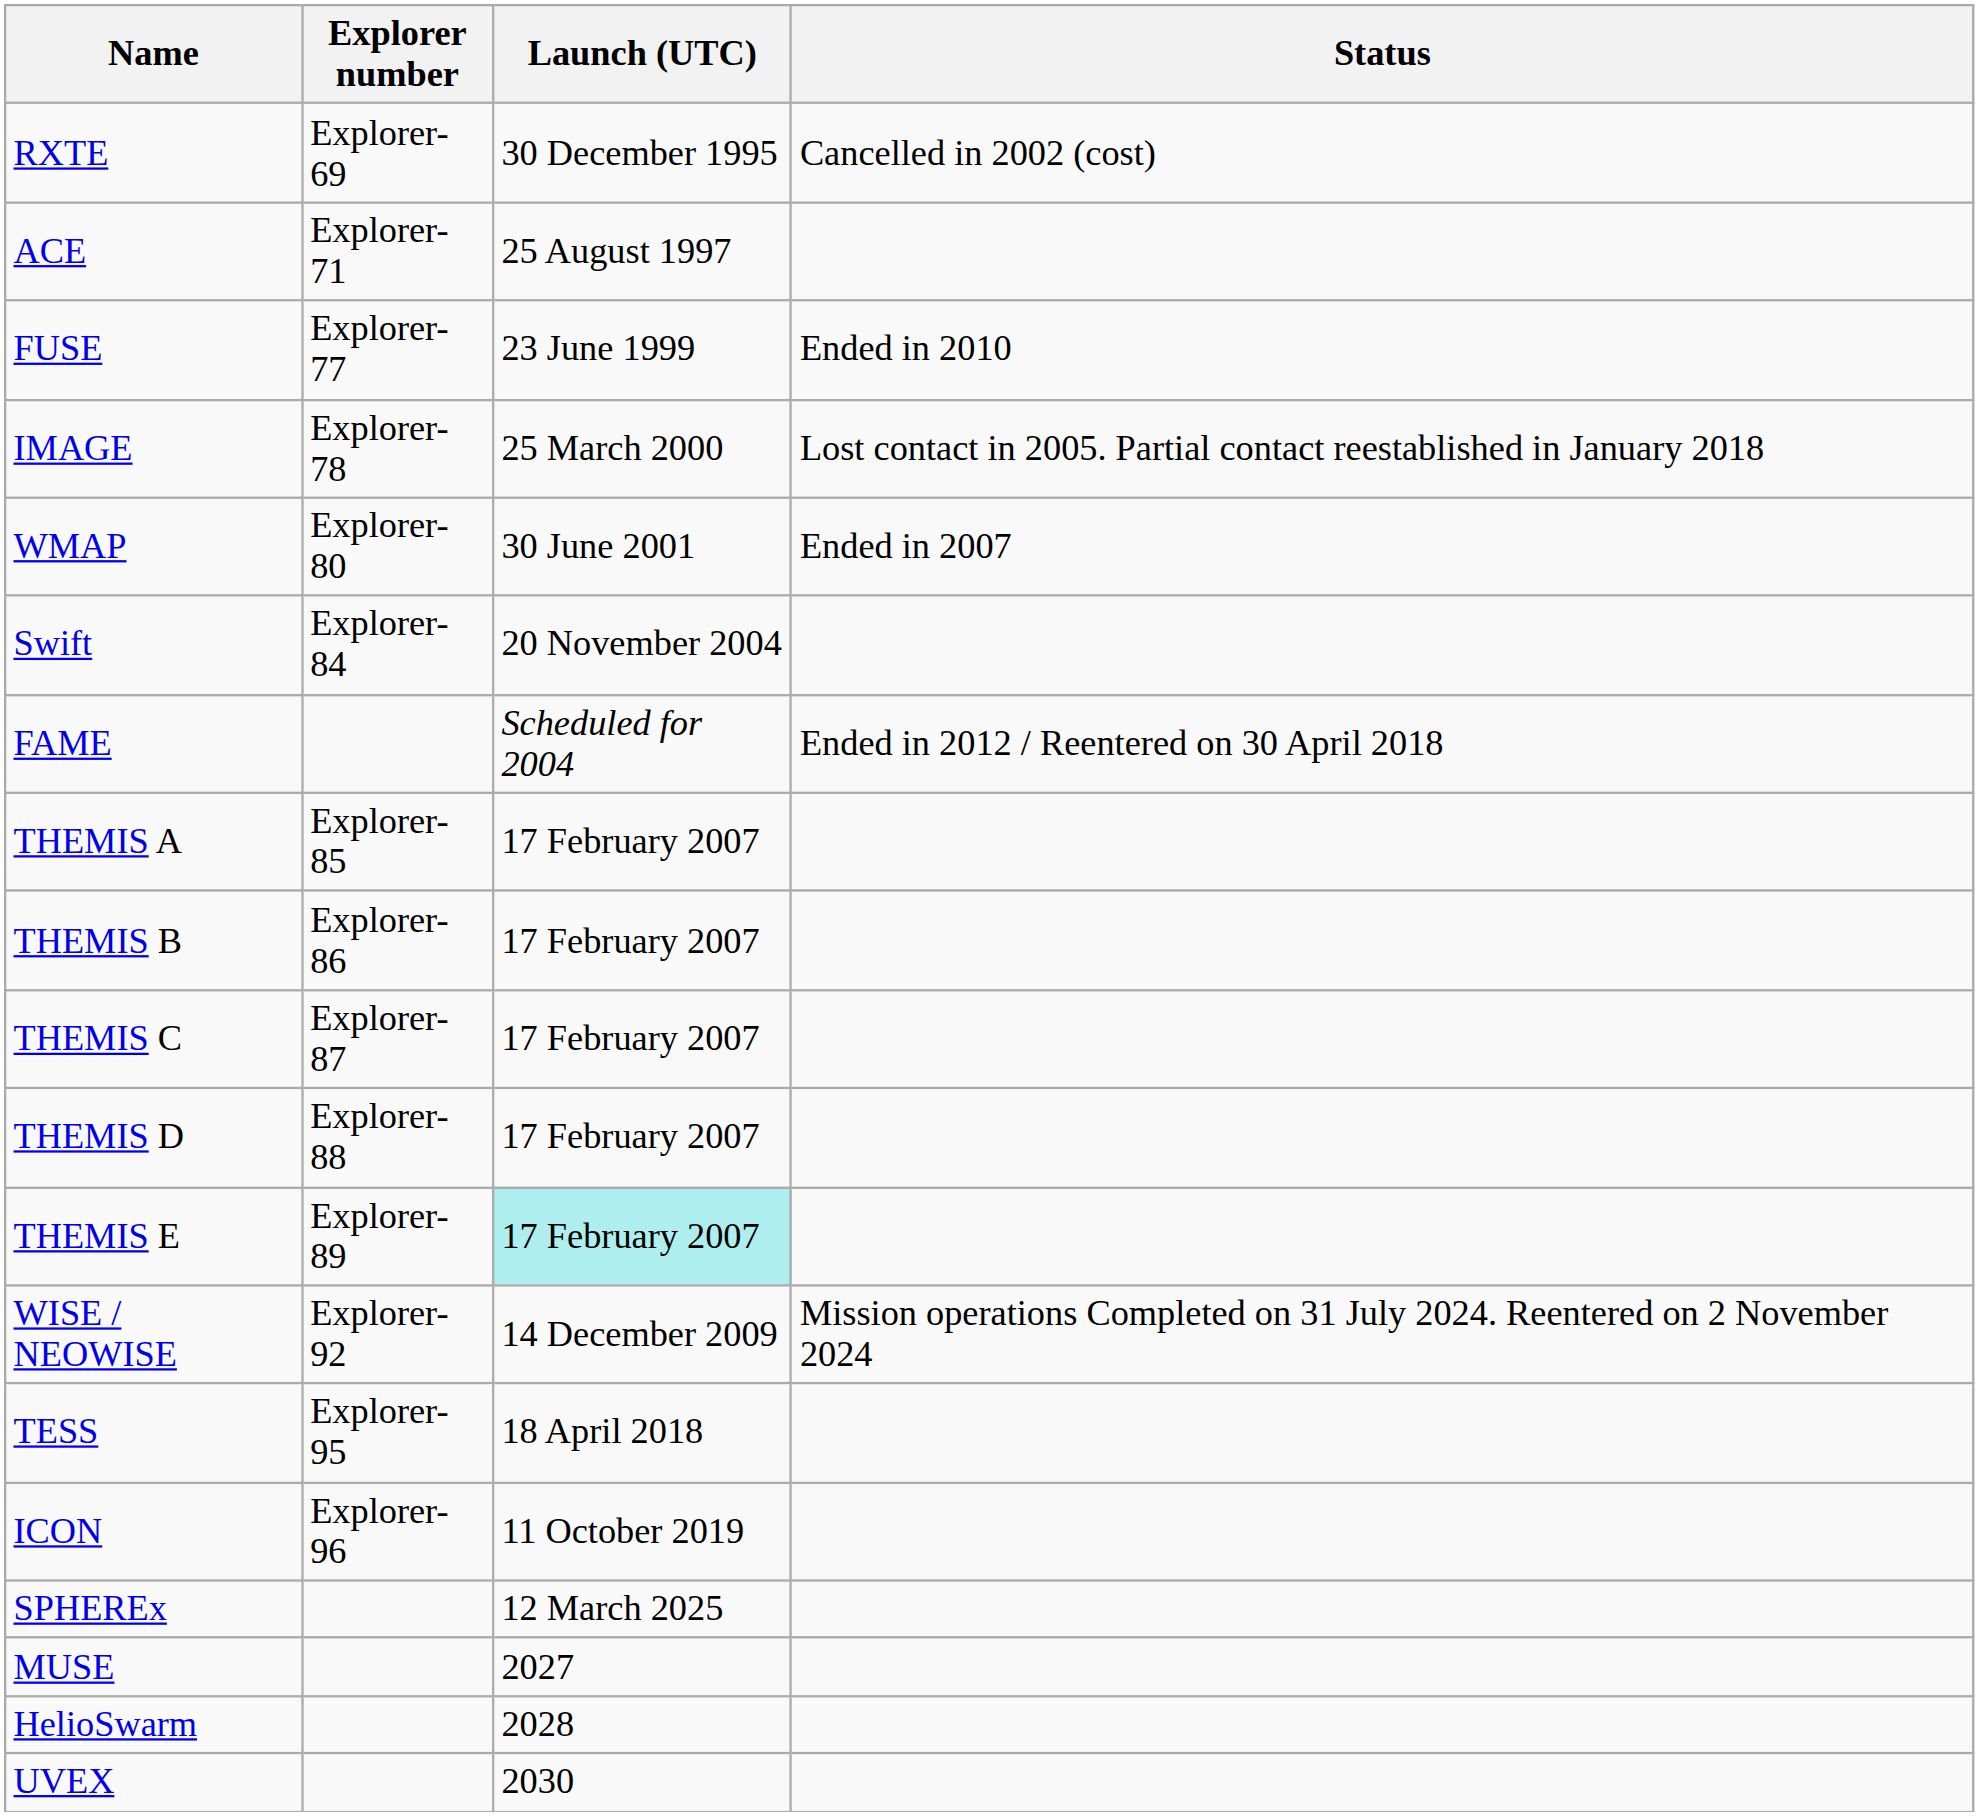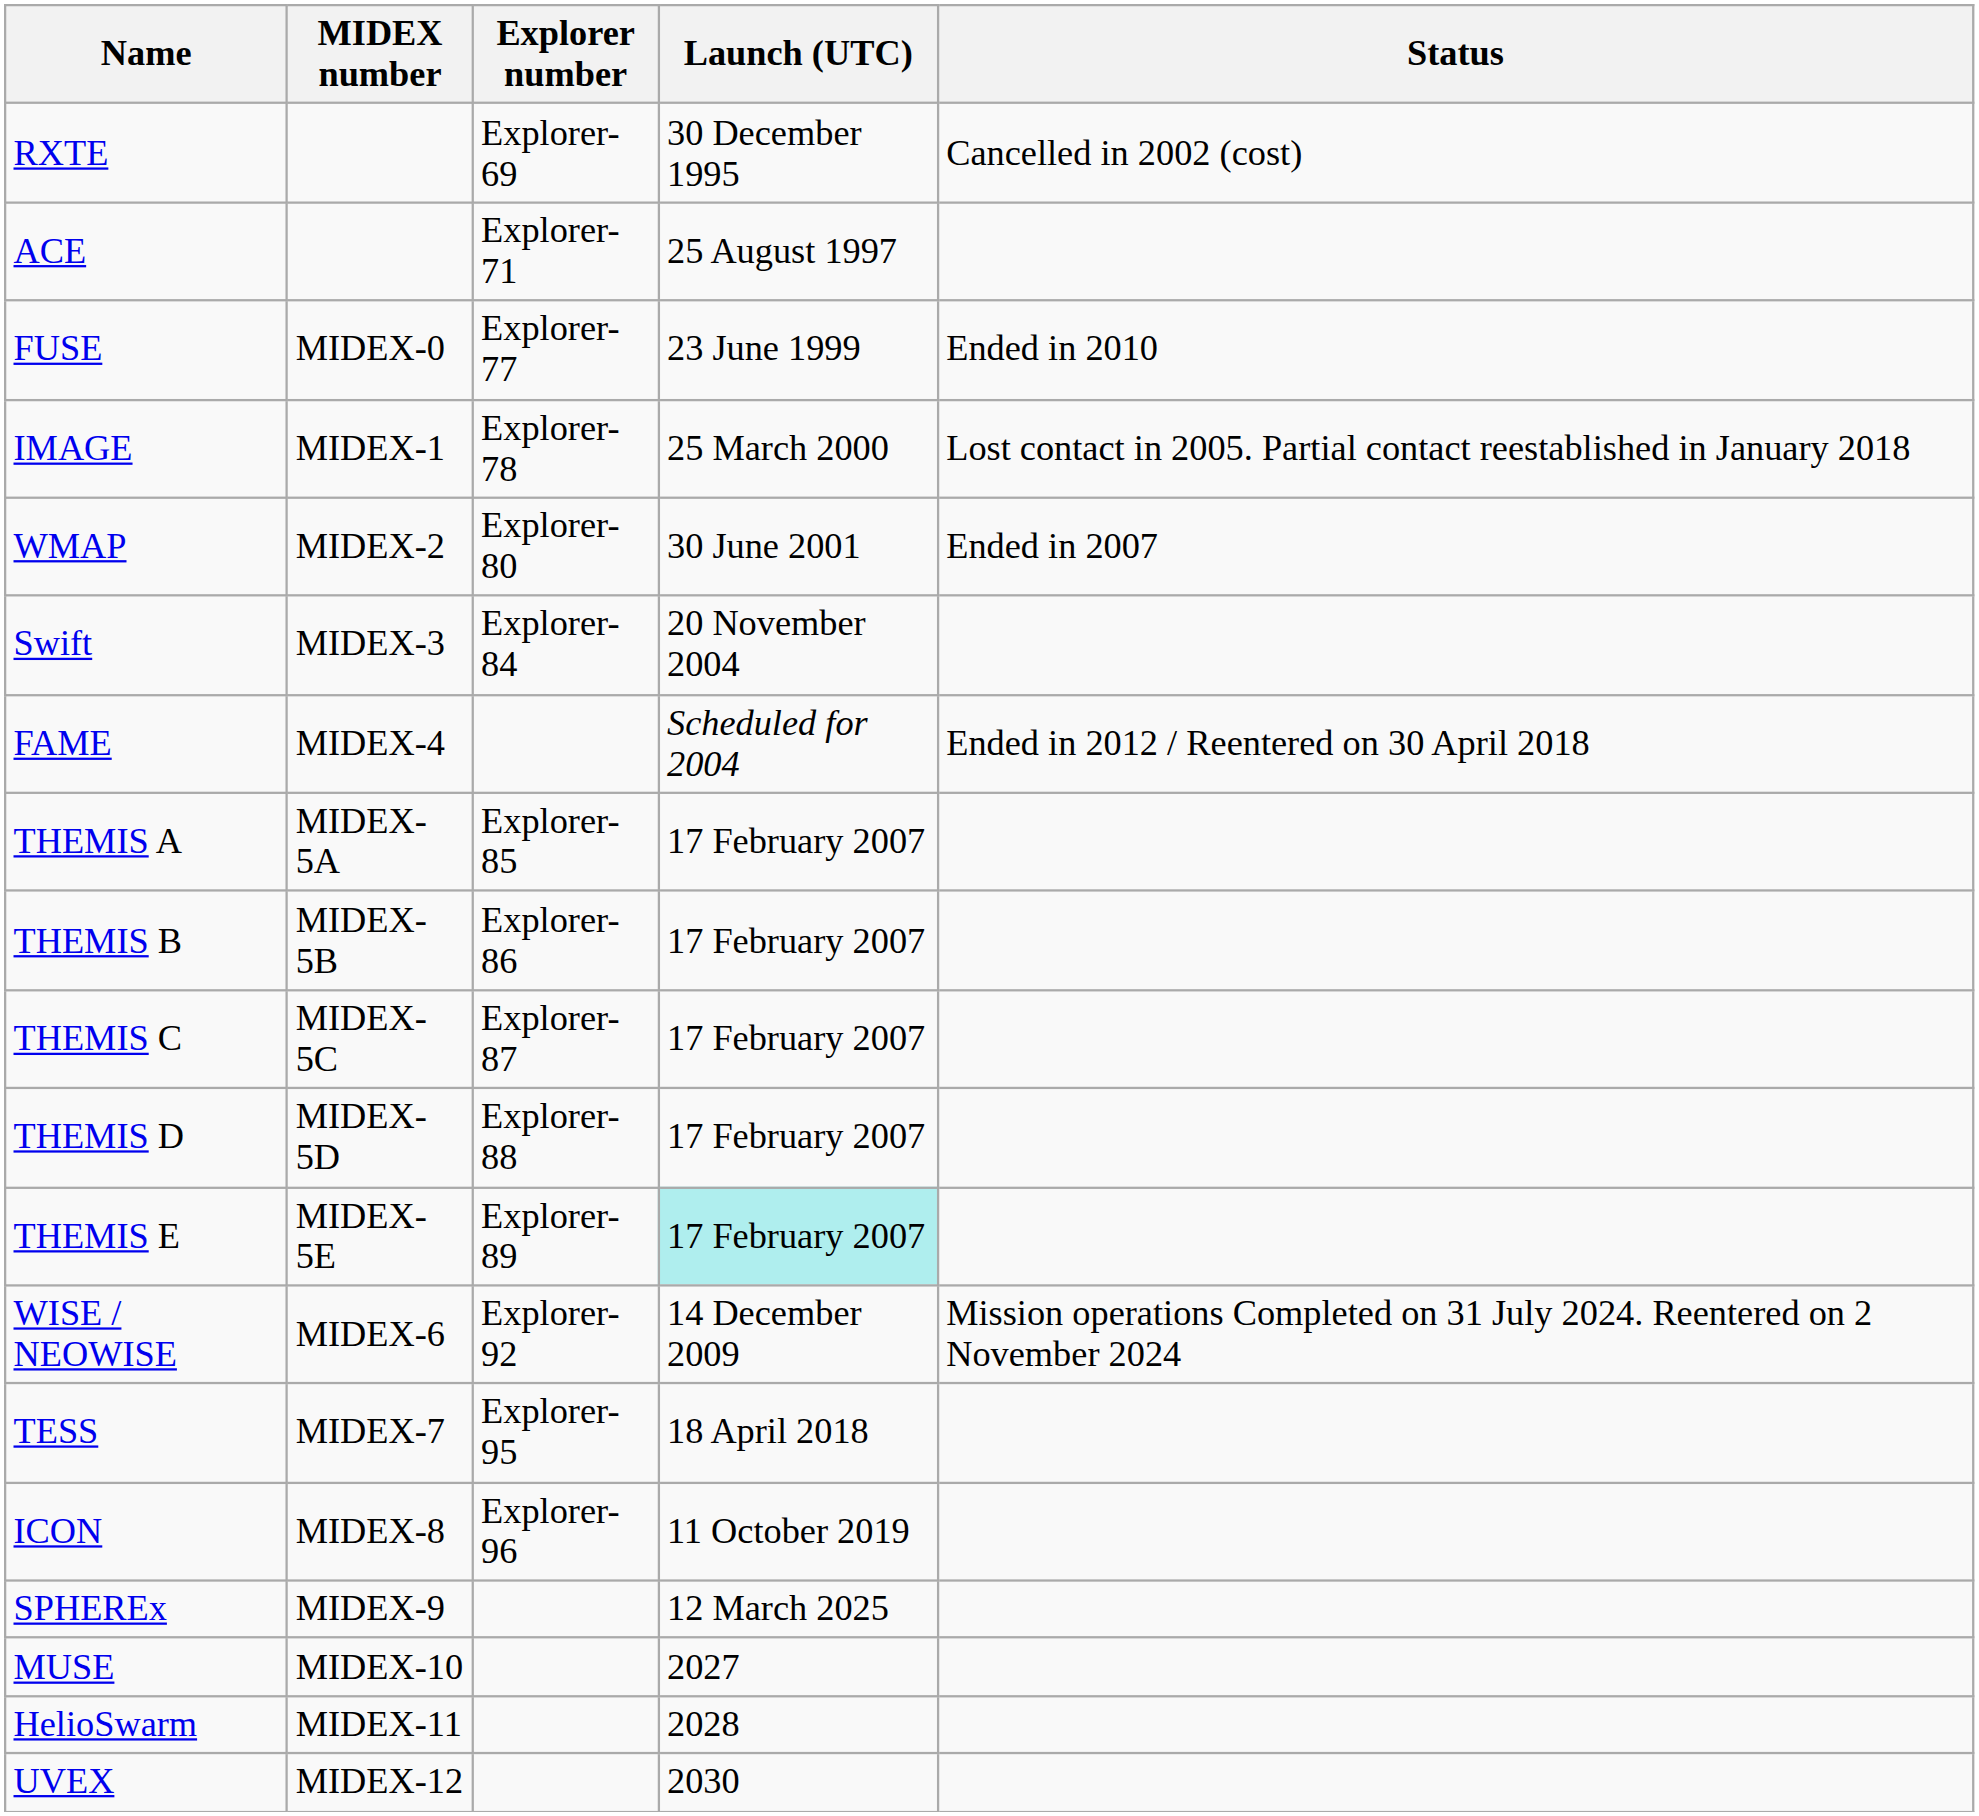+ column: (380, 53)
